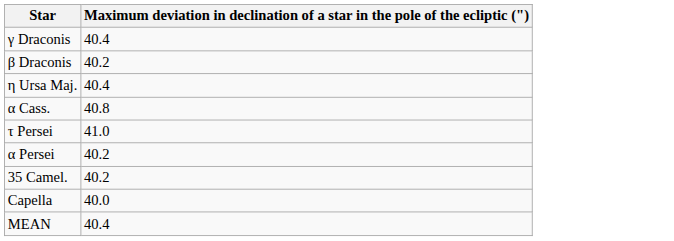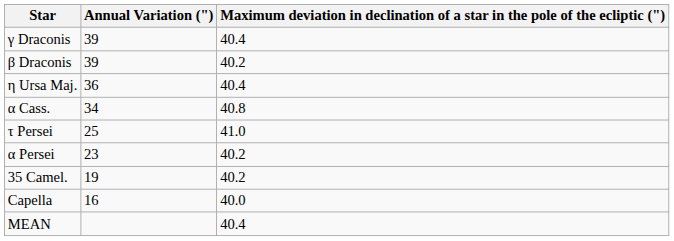+ column: (149, 16)
